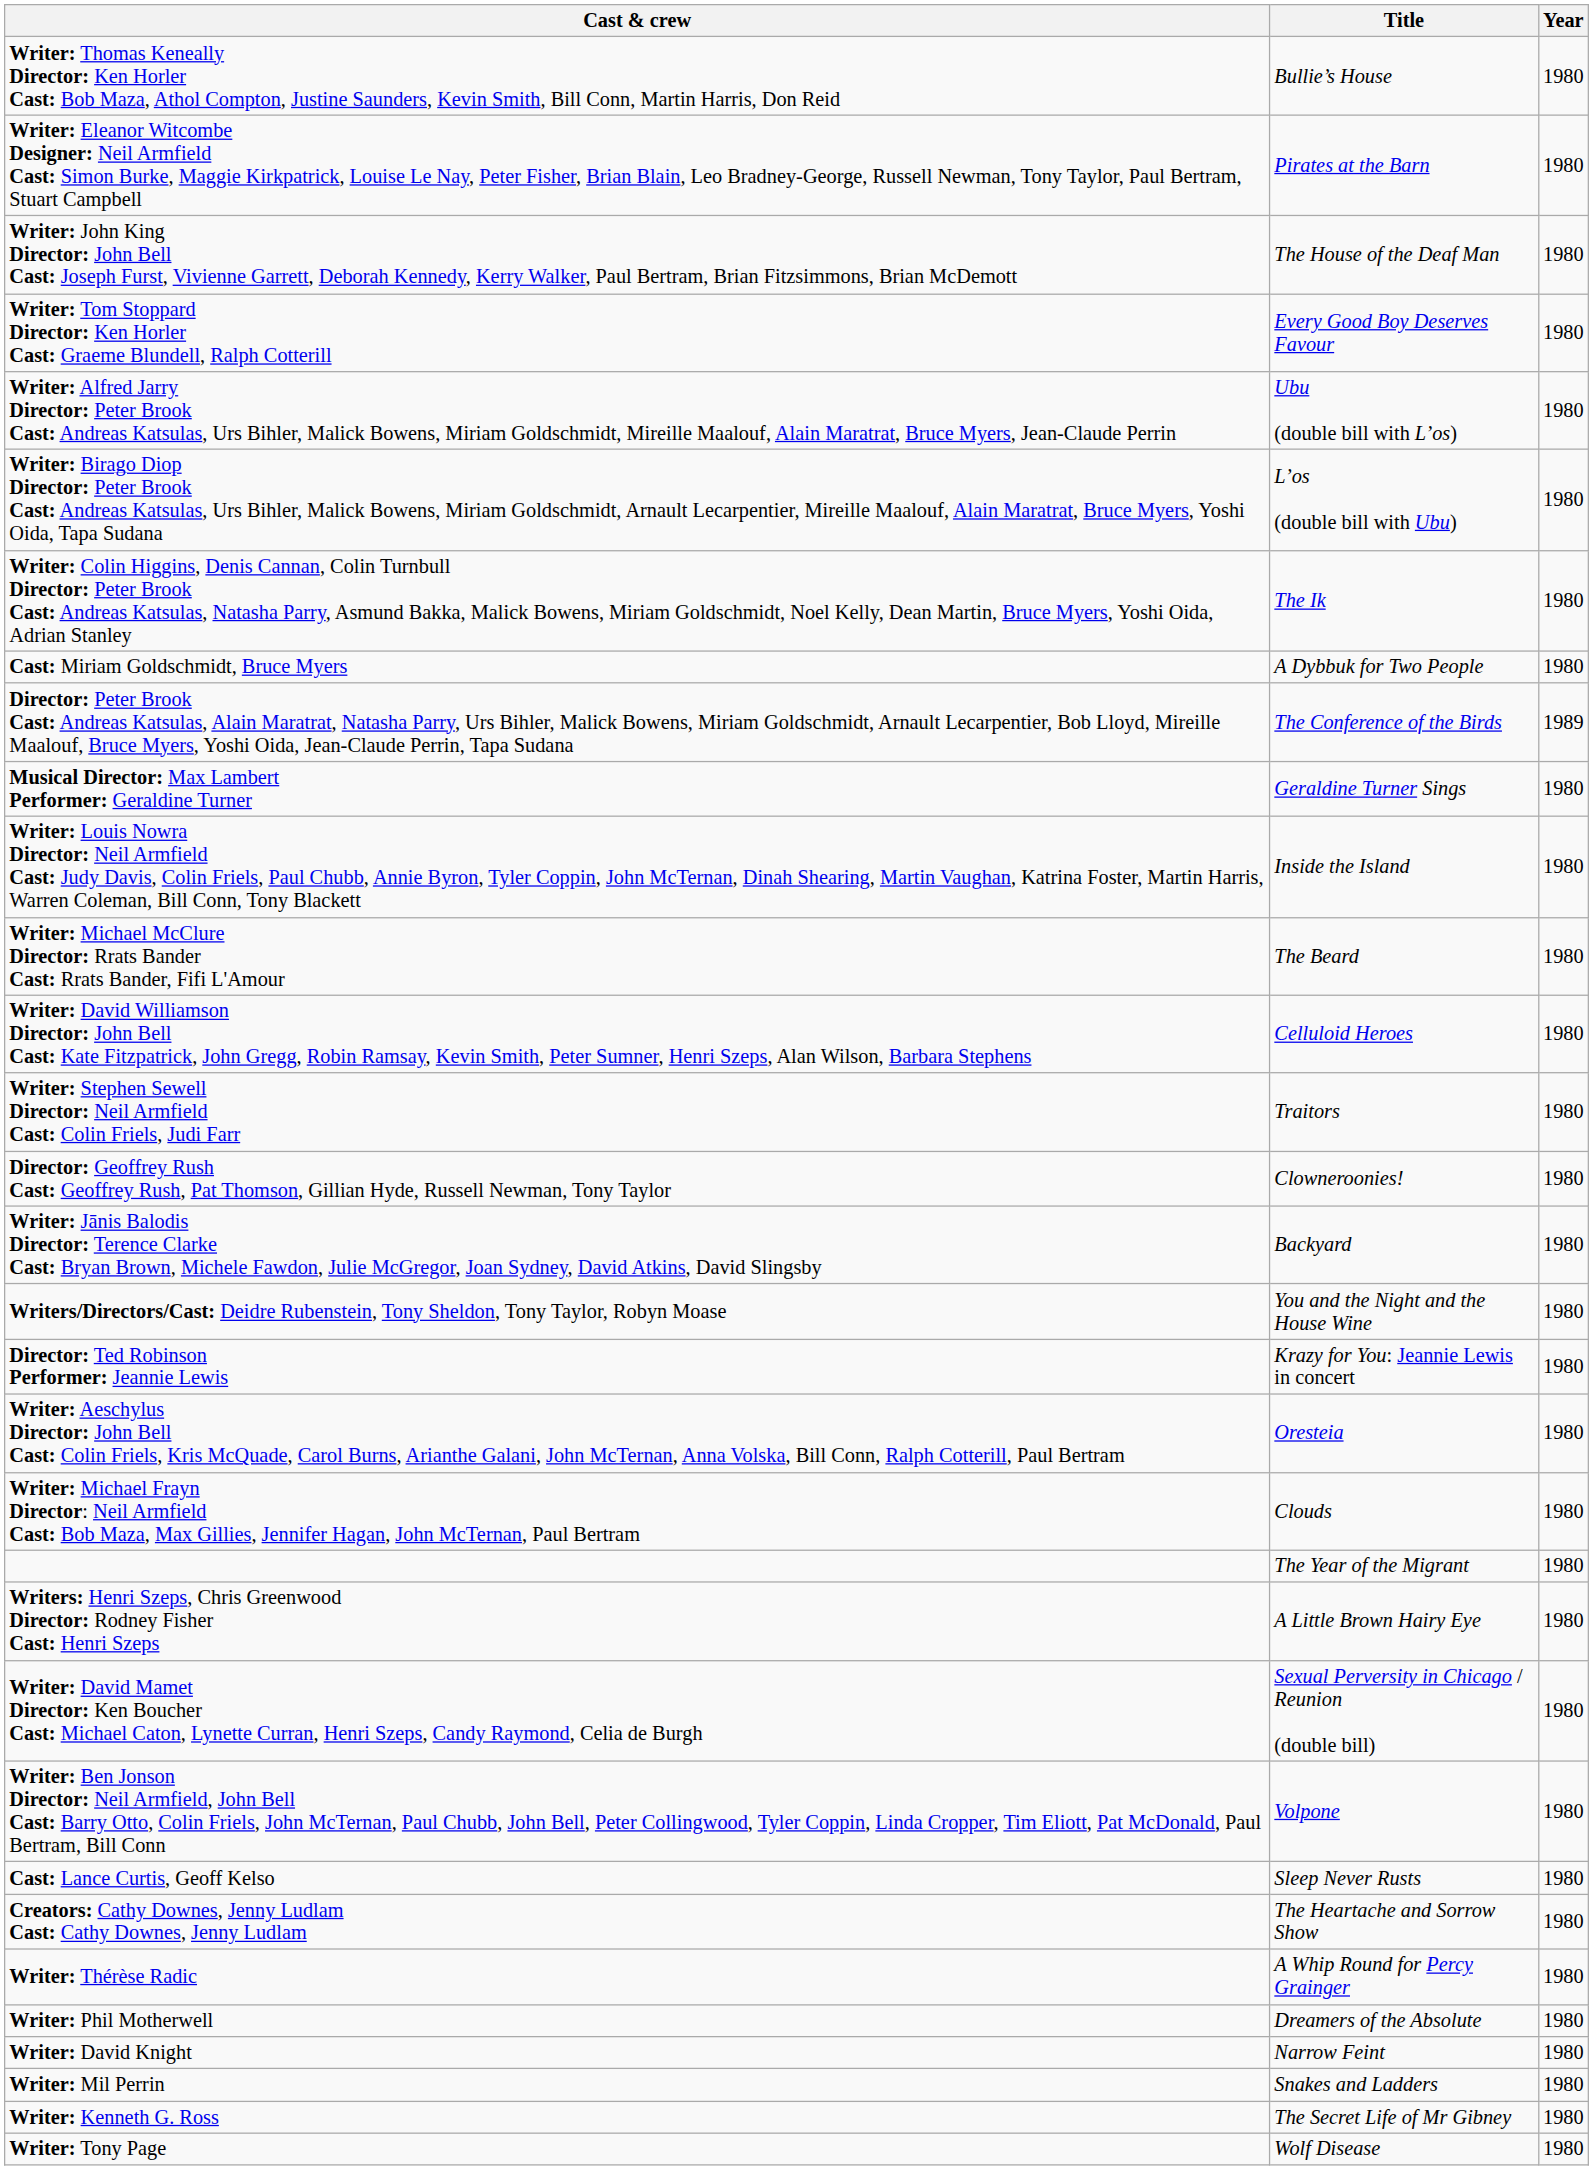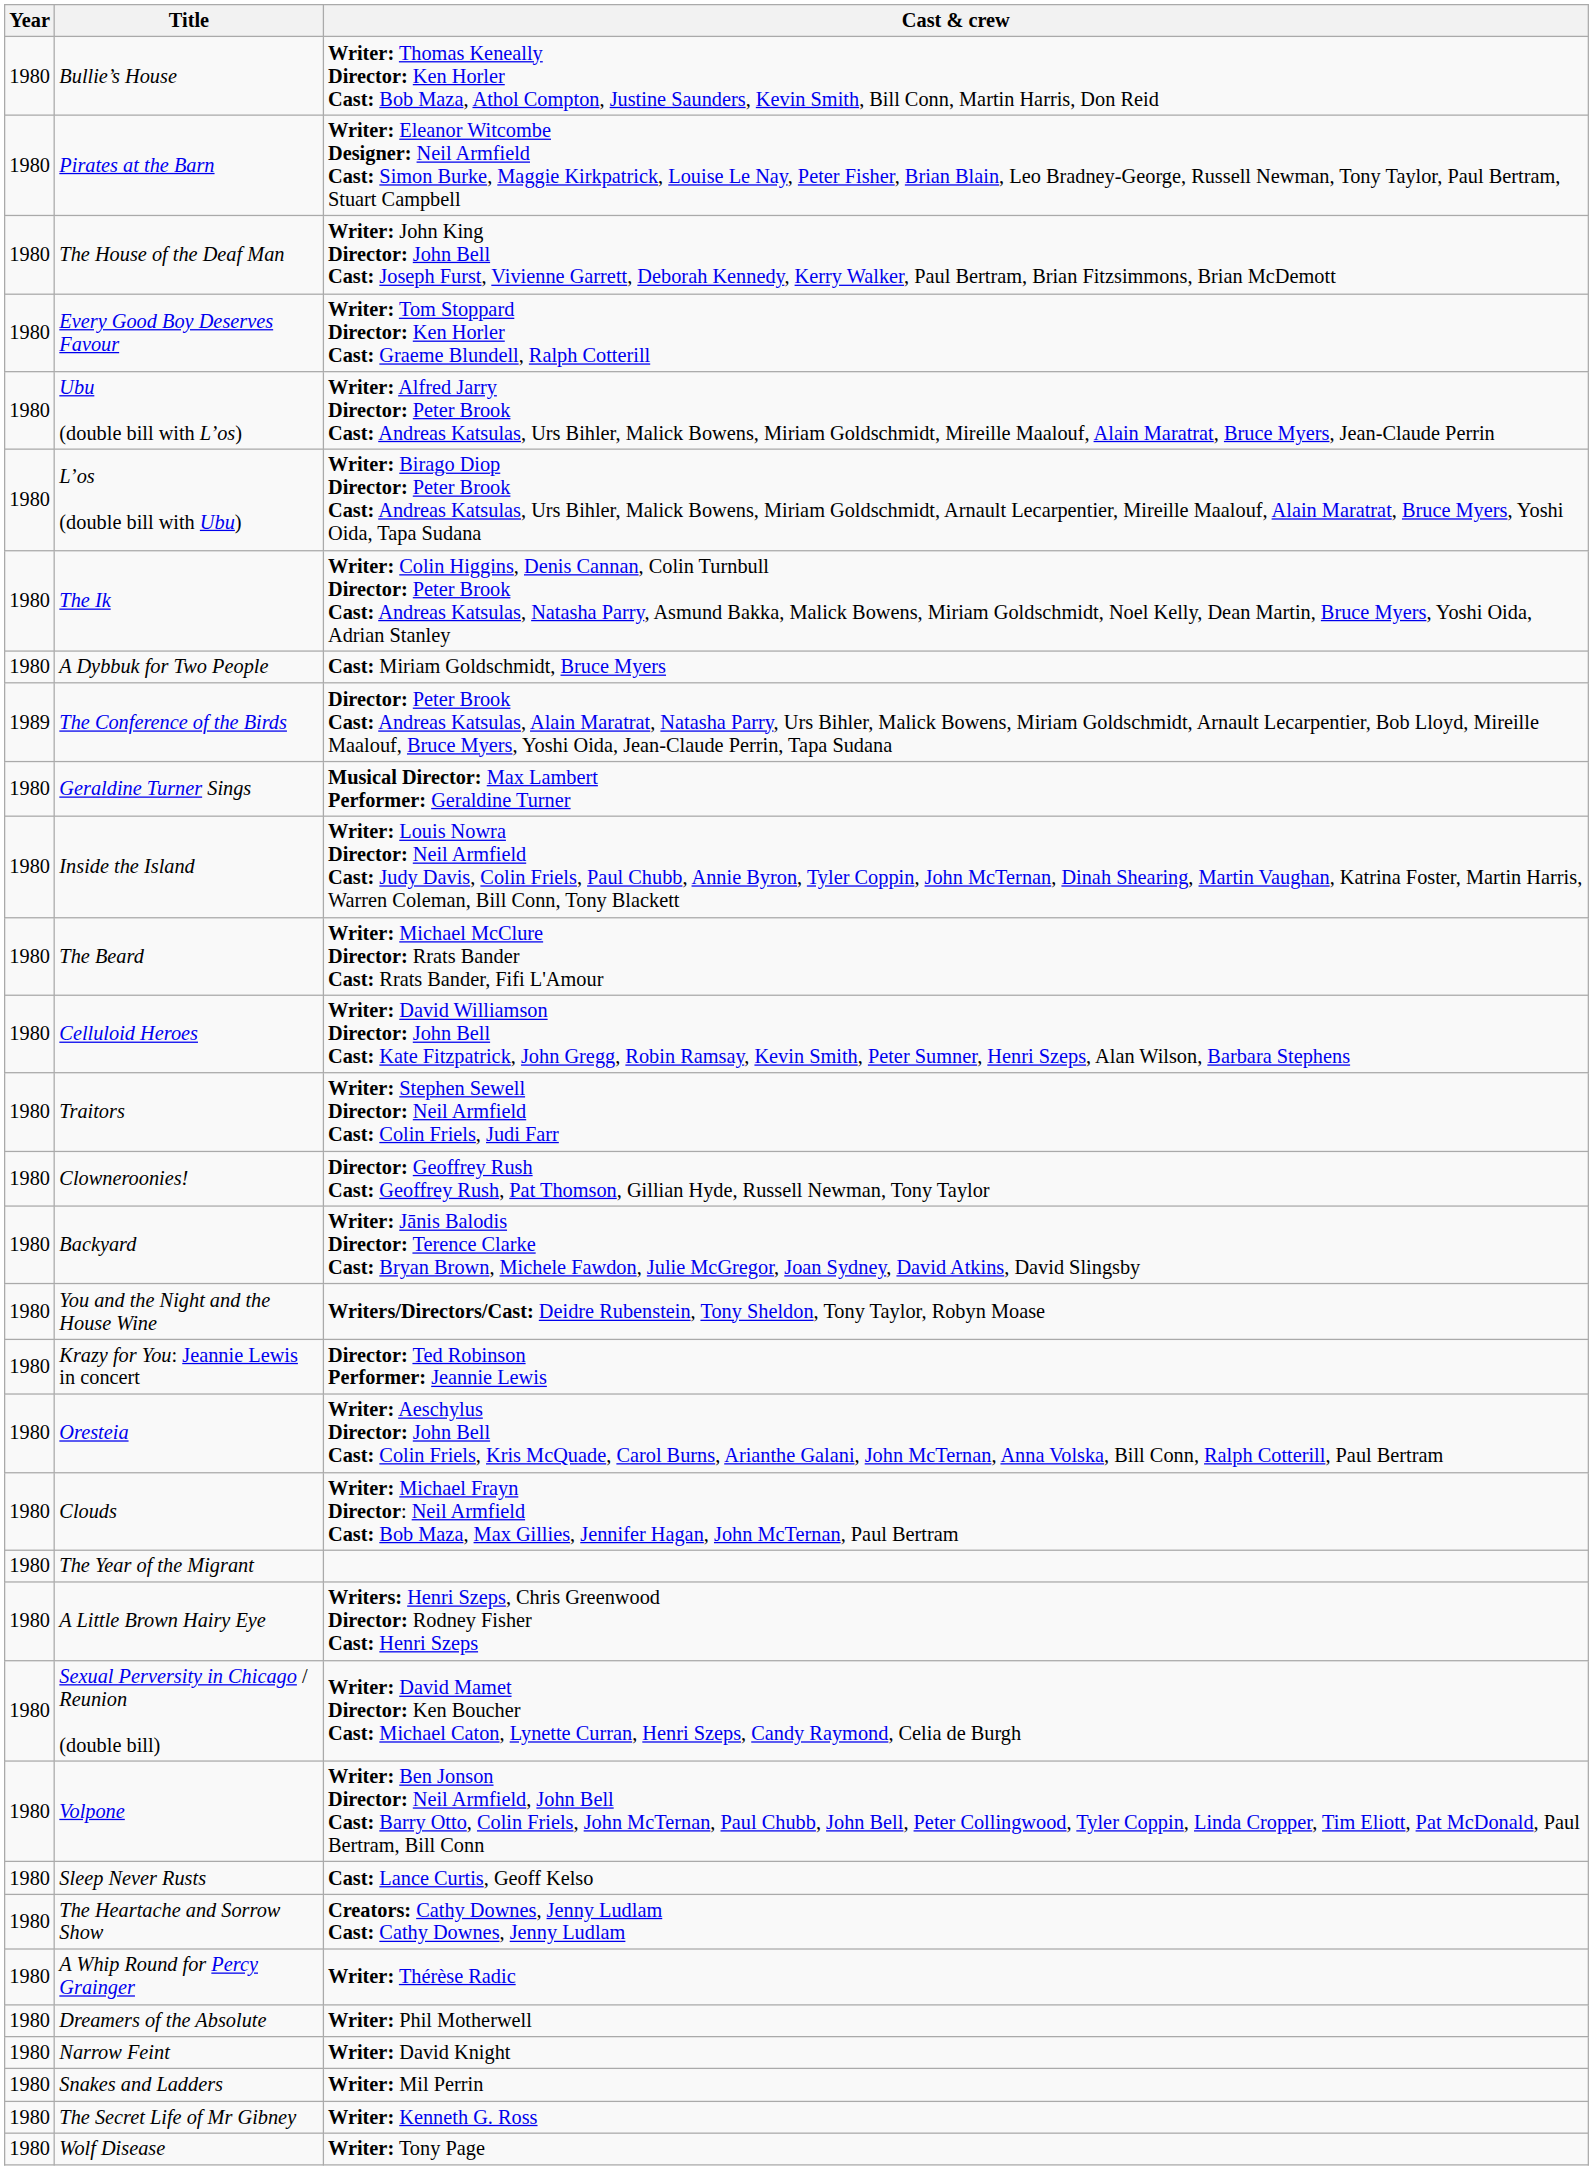columns swapped: (1563, 20) <-> (637, 20)
